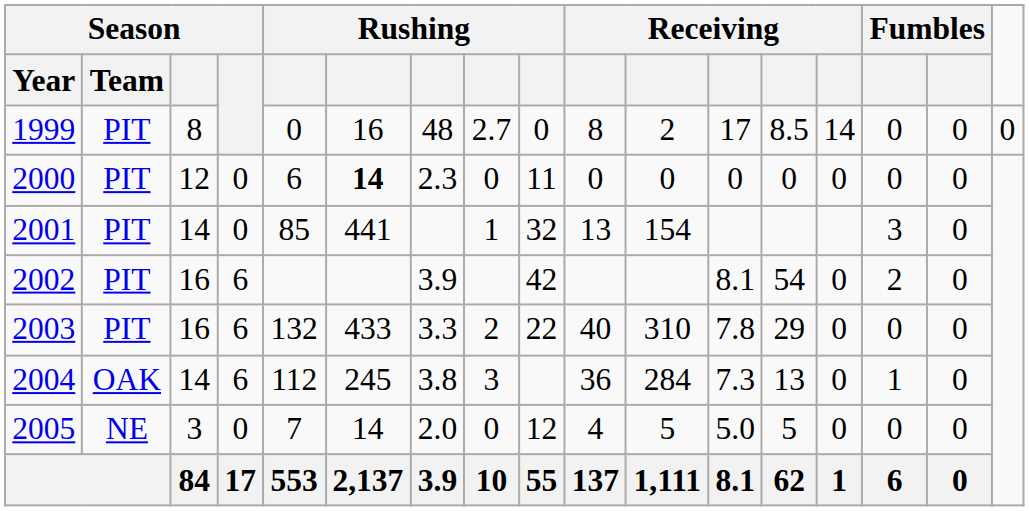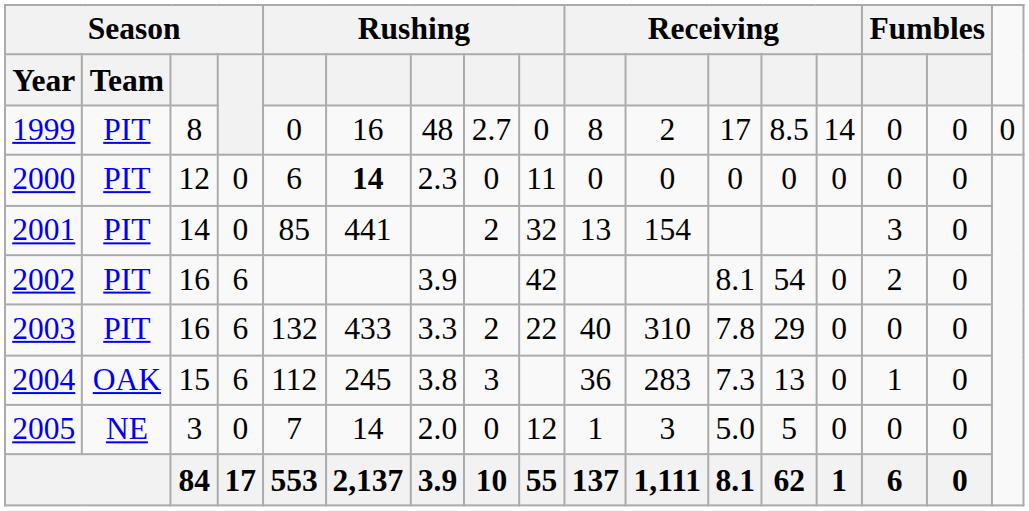(491, 229) 1 -> (491, 229) 2
(194, 379) 14 -> (194, 379) 15
(667, 379) 284 -> (667, 379) 283
(595, 429) 4 -> (595, 429) 1
(667, 429) 5 -> (667, 429) 3
